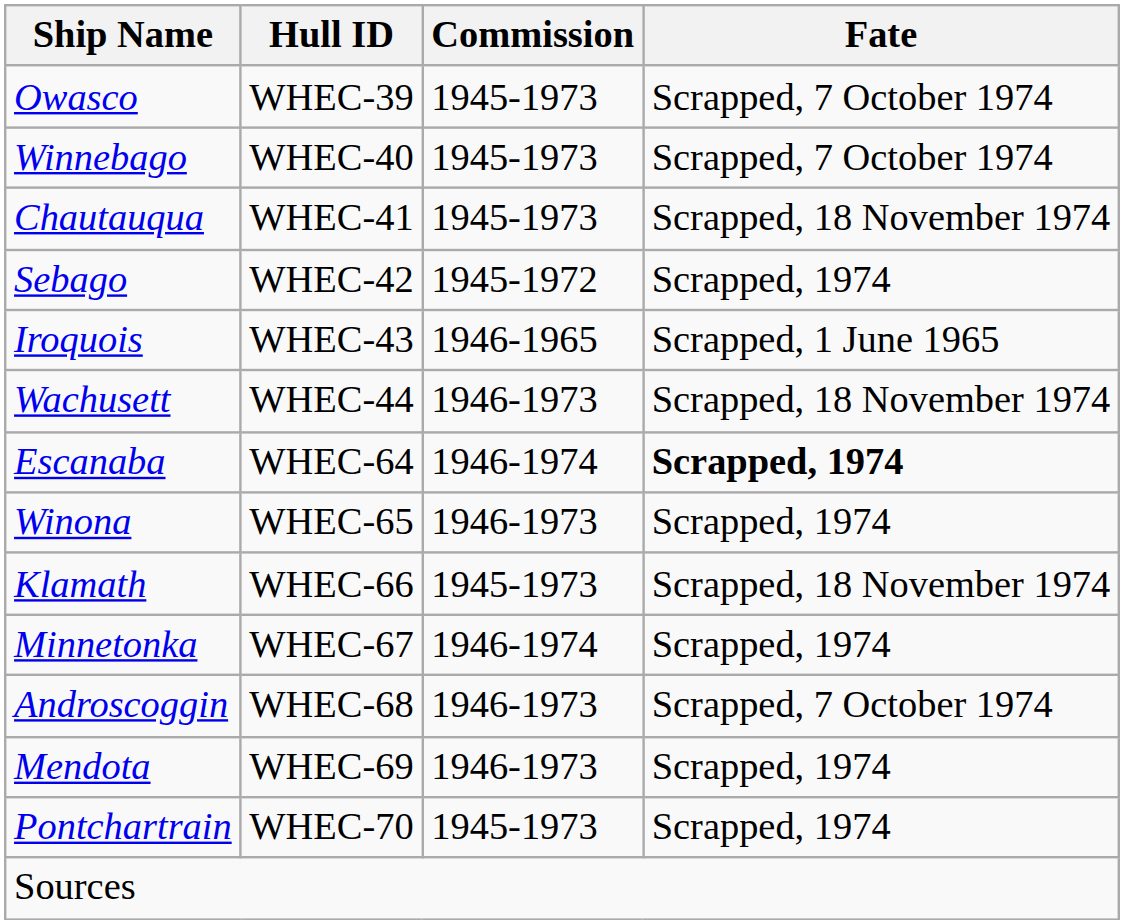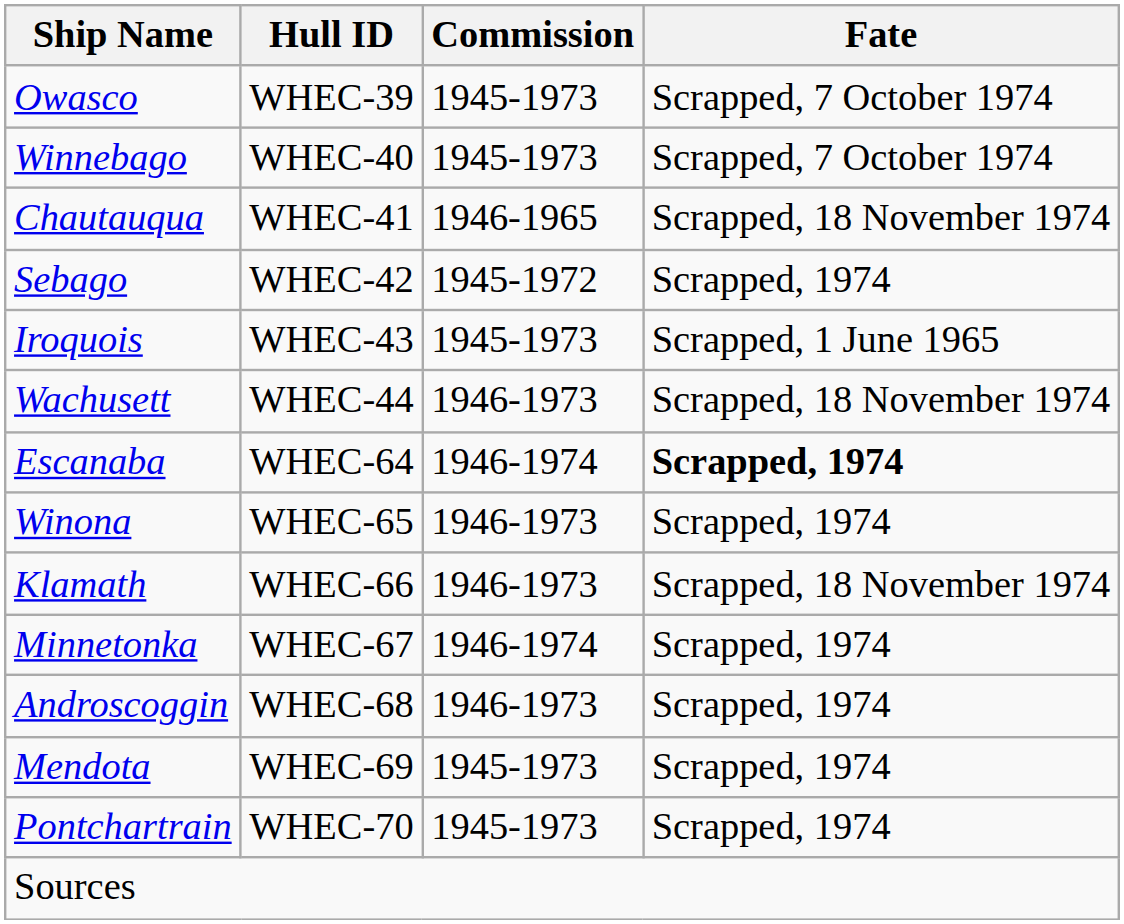(515, 217) 1945-1973 -> (515, 217) 1946-1965
(515, 339) 1946-1965 -> (515, 339) 1945-1973
(515, 583) 1945-1973 -> (515, 583) 1946-1973
(852, 704) Scrapped, 7 October 1974 -> (771, 704) Scrapped, 1974
(515, 765) 1946-1973 -> (515, 765) 1945-1973
